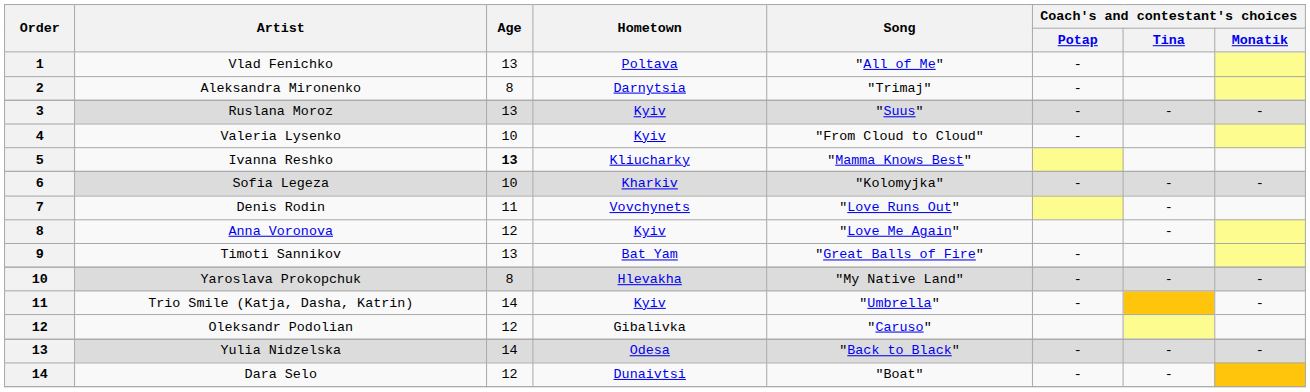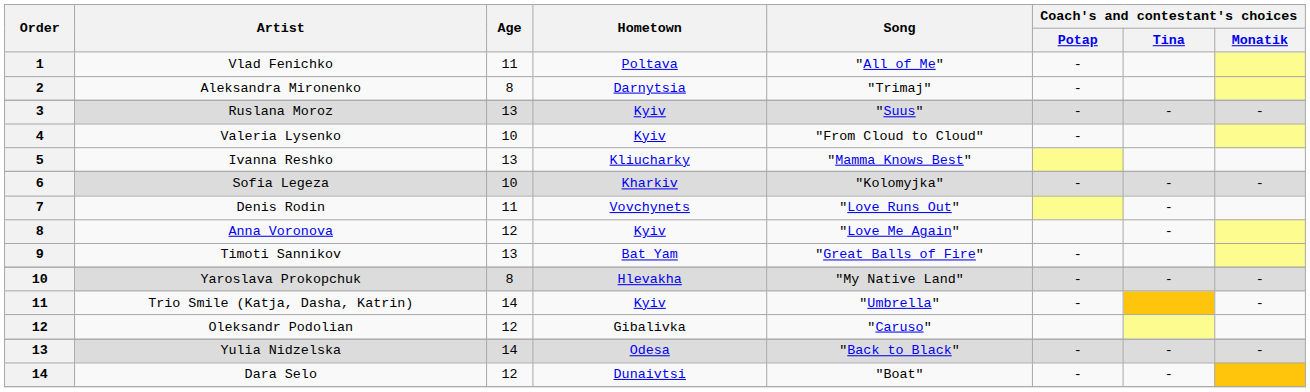(510, 64) 13 -> (510, 64) 11
(510, 160) bold -> (510, 160) normal
